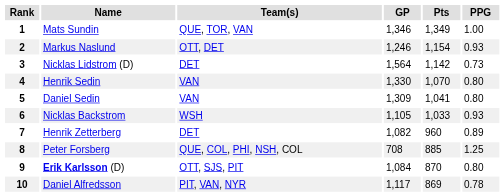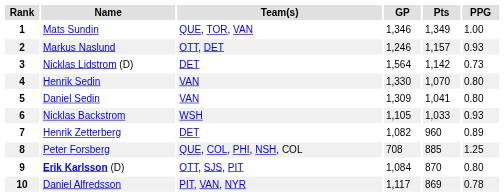(438, 47) 1,154 -> (438, 47) 1,157
